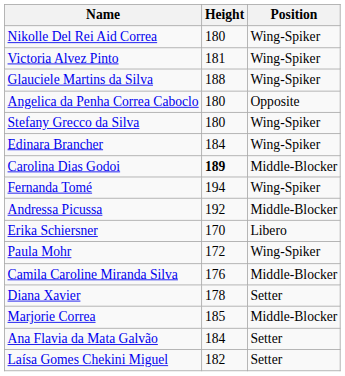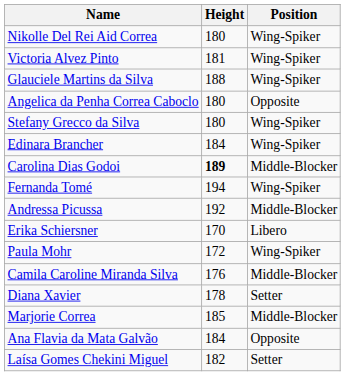(266, 338) Setter -> (275, 338) Opposite
